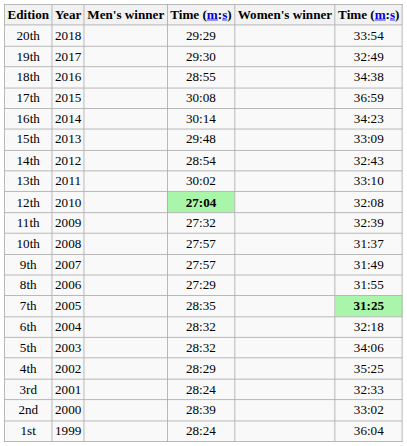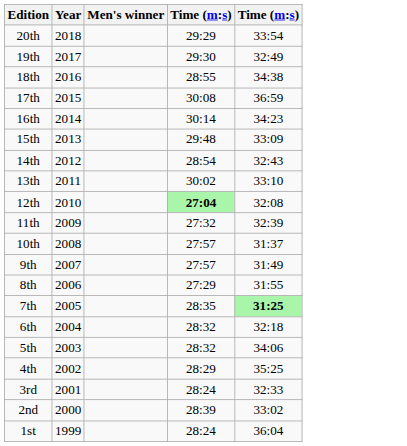- column: (285, 14)
